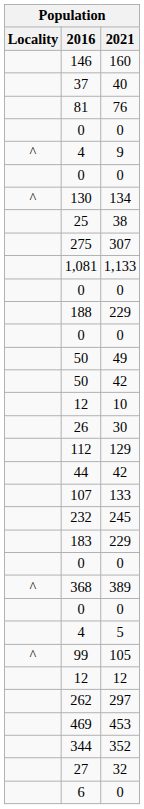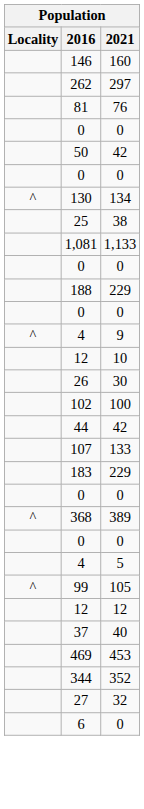rows swapped: (81, 701) <-> (81, 84)
rows swapped: (81, 152) <-> (81, 381)
- row: (81, 244)
- row: (81, 358)
+ row: (81, 404)
- row: (81, 449)
- row: (81, 518)
